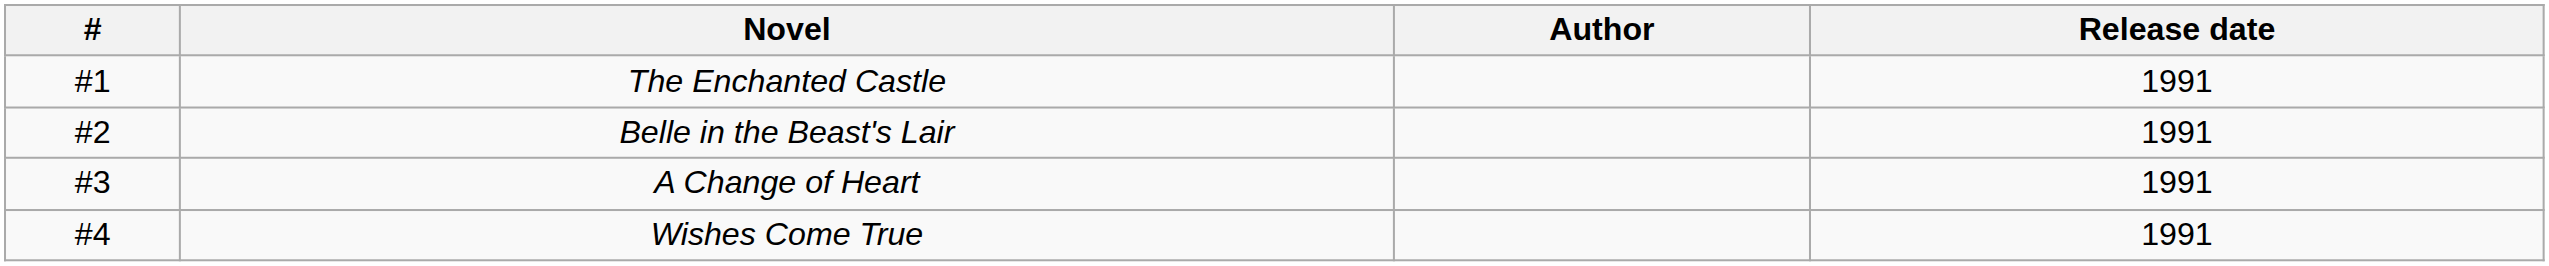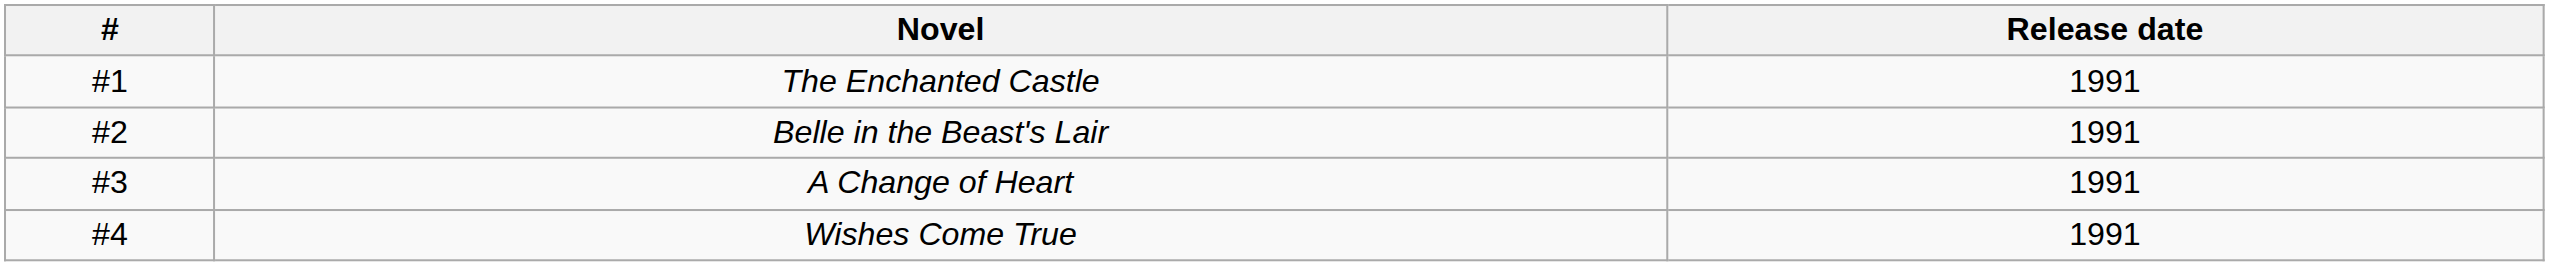- column: (1602, 30)
